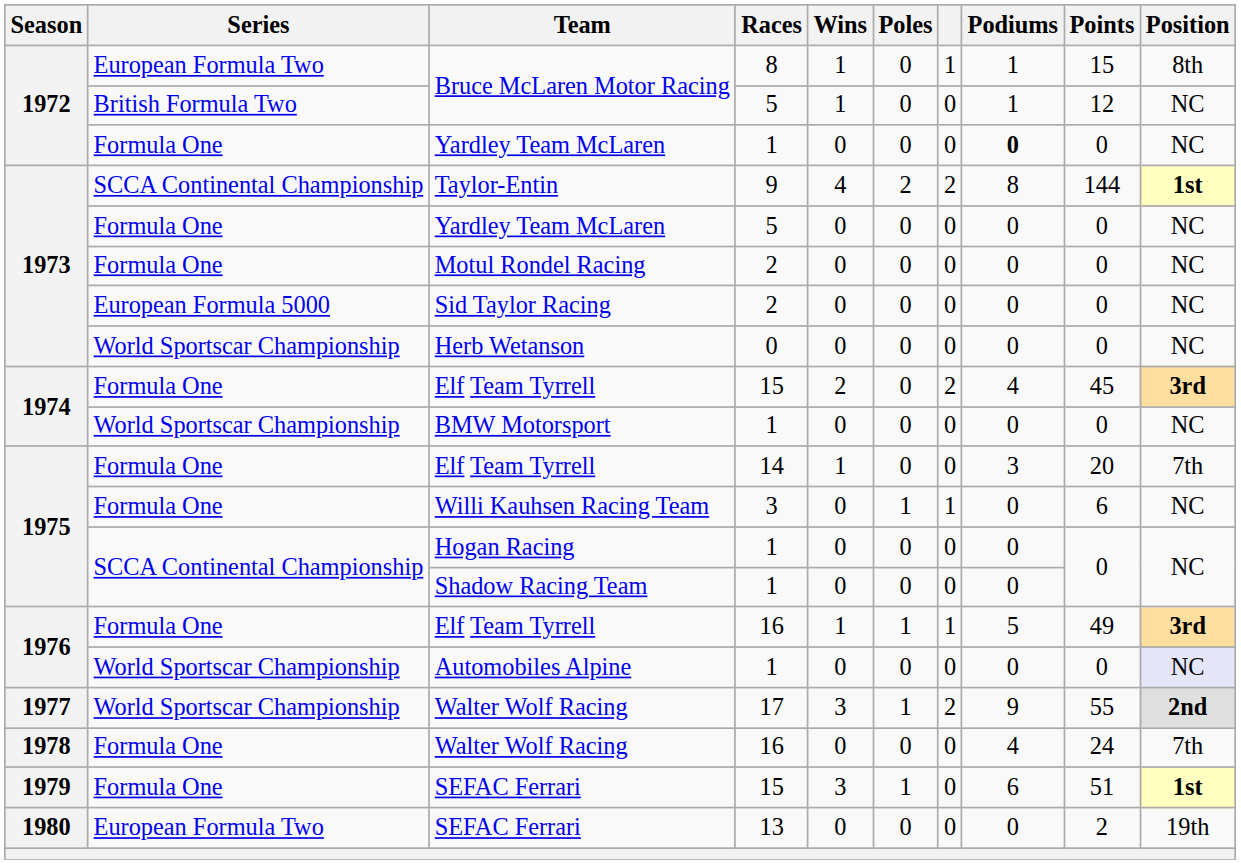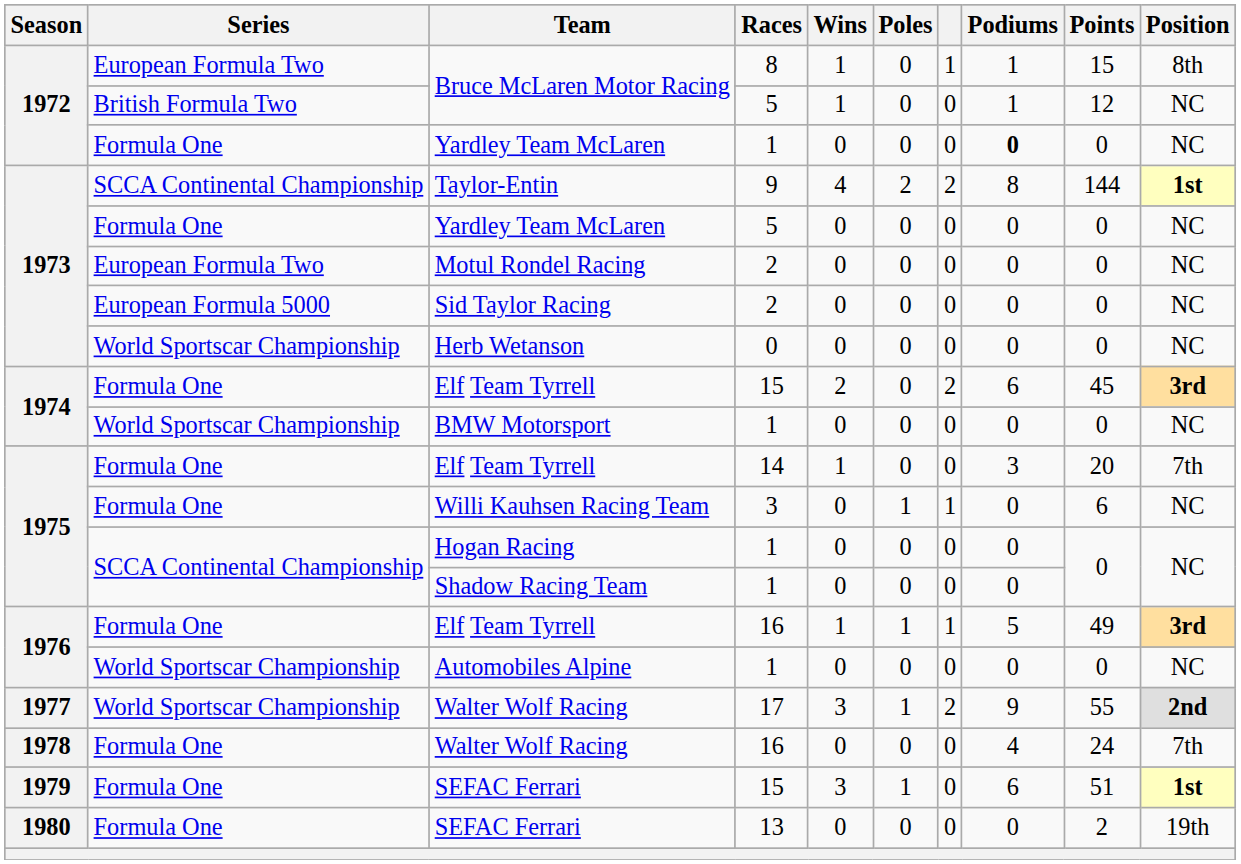(158, 265) Formula One -> (209, 265) European Formula Two
(1013, 386) 4 -> (1013, 386) 6
(1188, 667) lavender background -> (1188, 667) no background
(209, 827) European Formula Two -> (158, 827) Formula One
